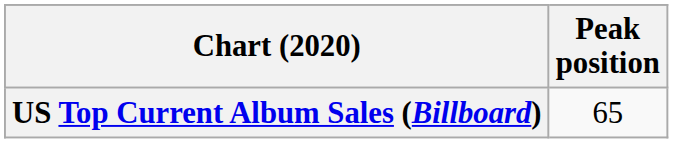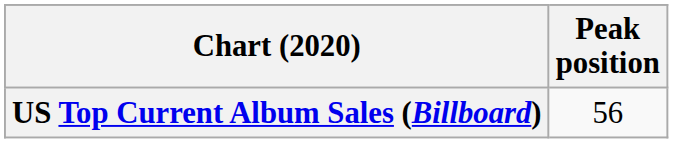(608, 112) 65 -> (608, 112) 56
